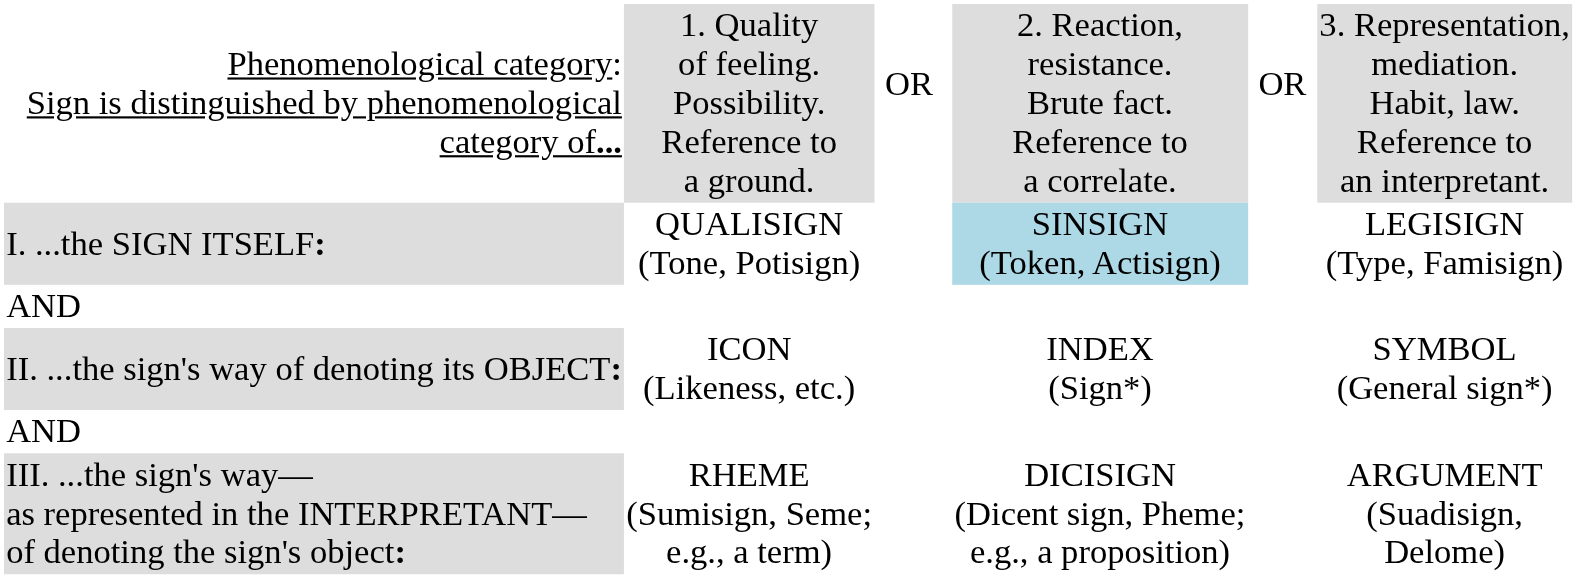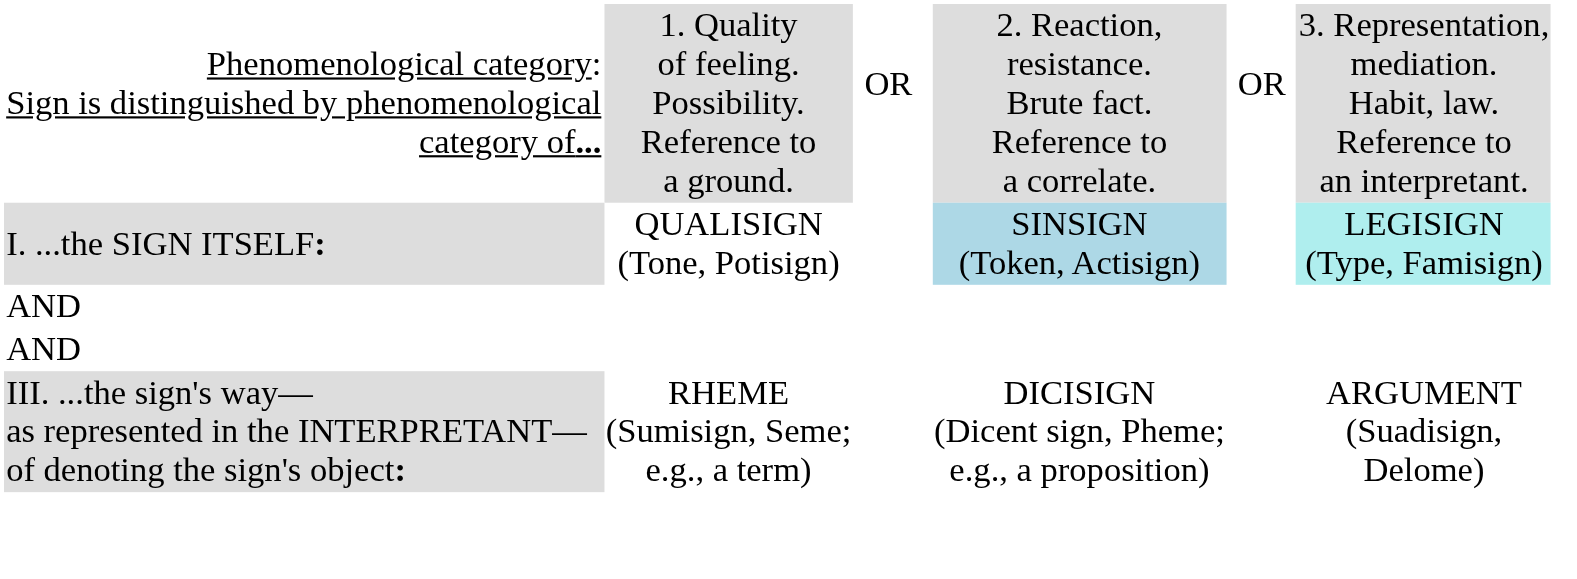(1445, 243) no background -> (1424, 243) paleturquoise background
- row: (314, 368)
